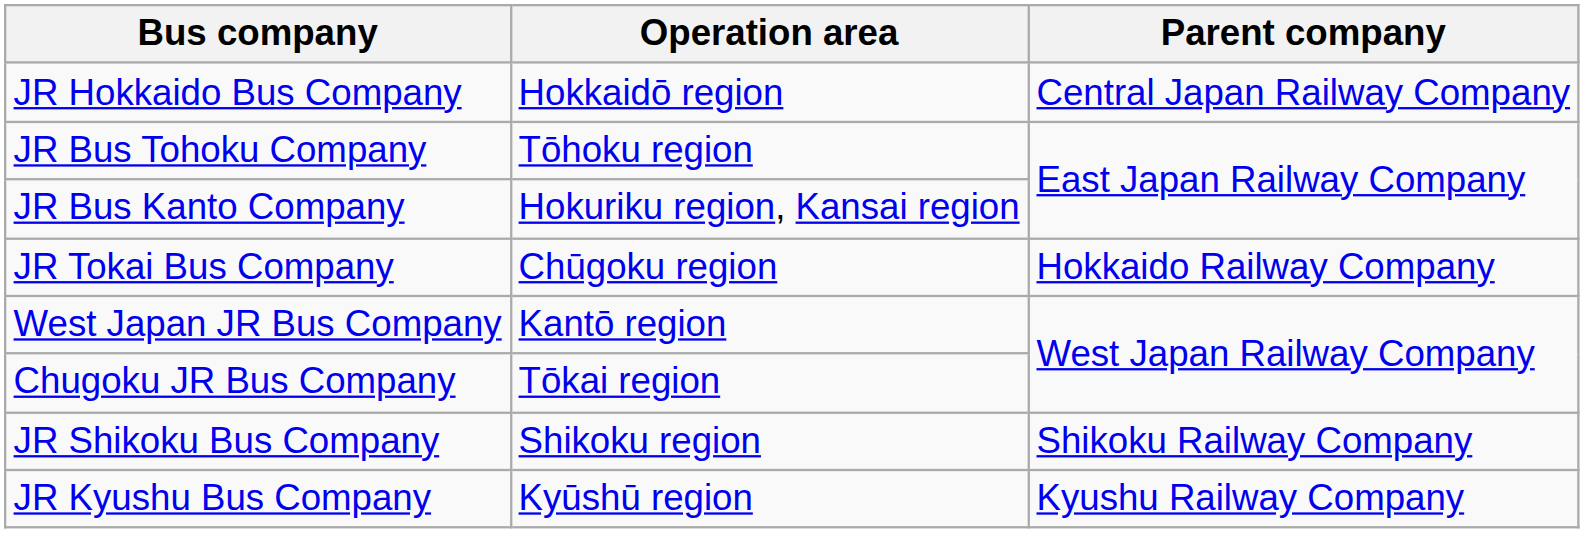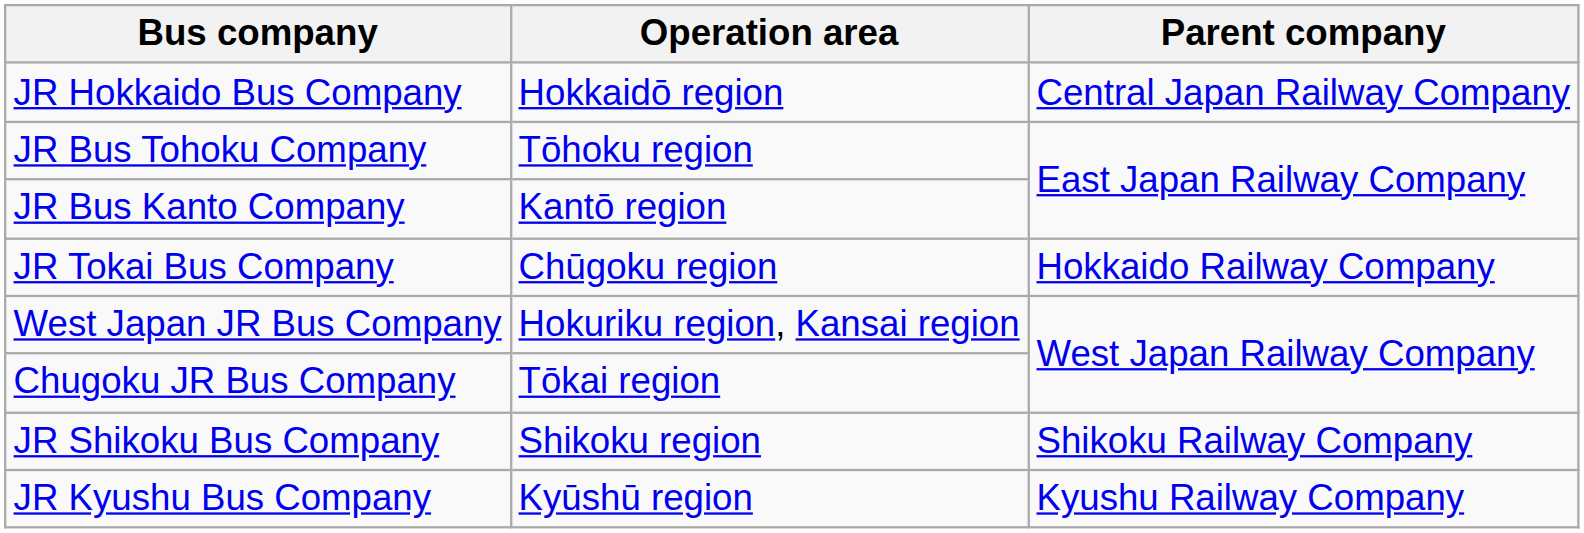(769, 207) Hokuriku region, Kansai region -> (622, 207) Kantō region
(622, 324) Kantō region -> (769, 324) Hokuriku region, Kansai region
